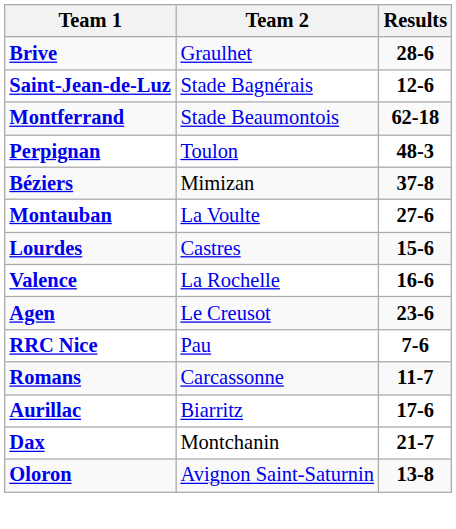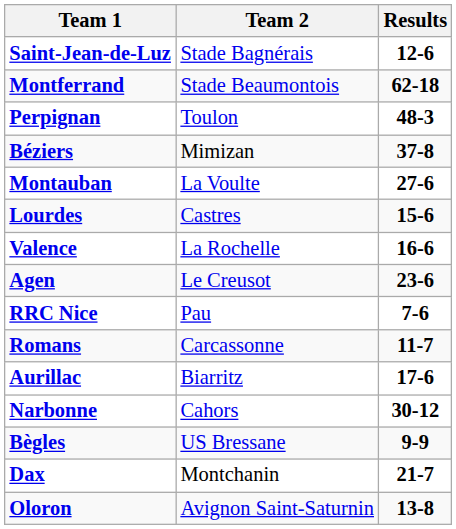- row: (33, 53)
+ row: (53, 410)
+ row: (37, 442)
